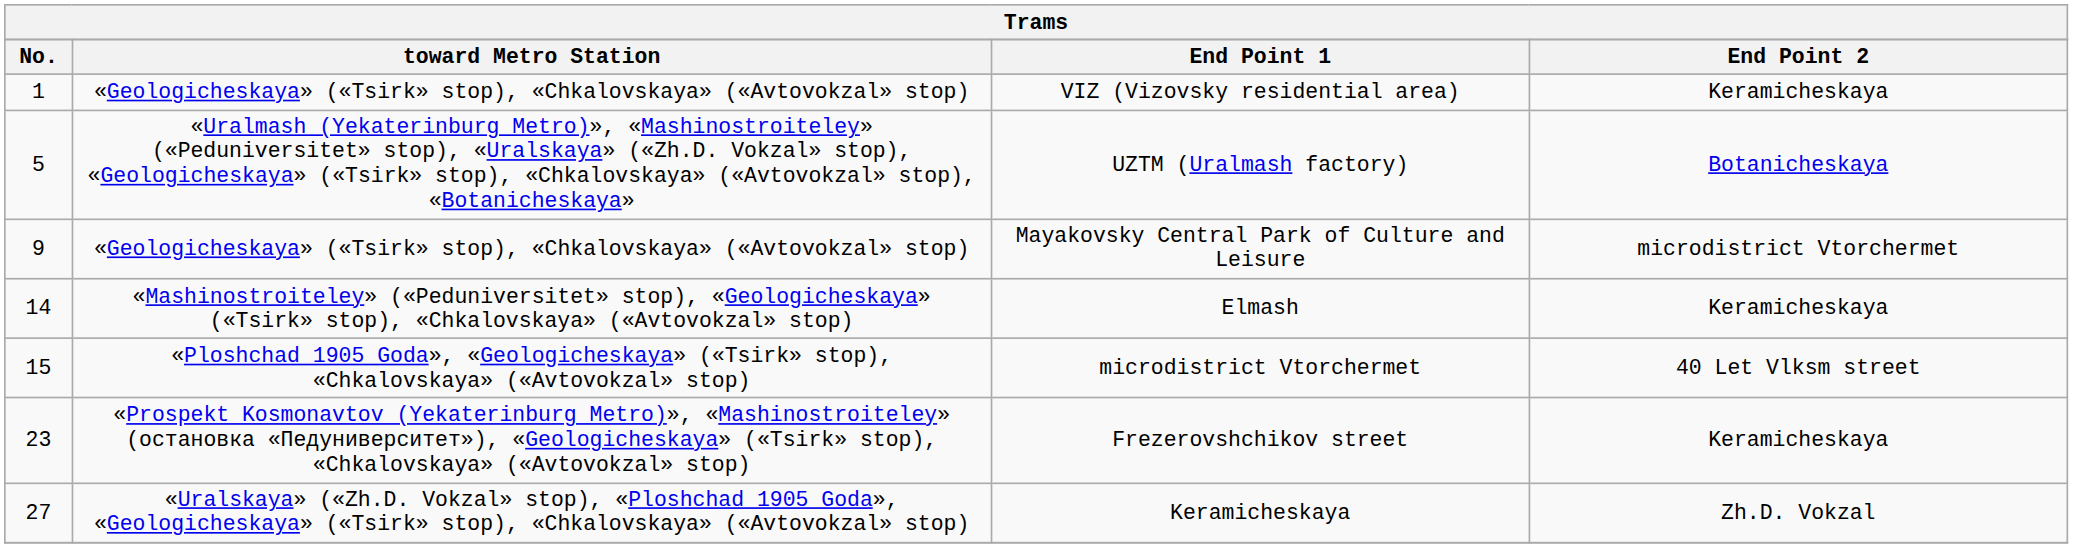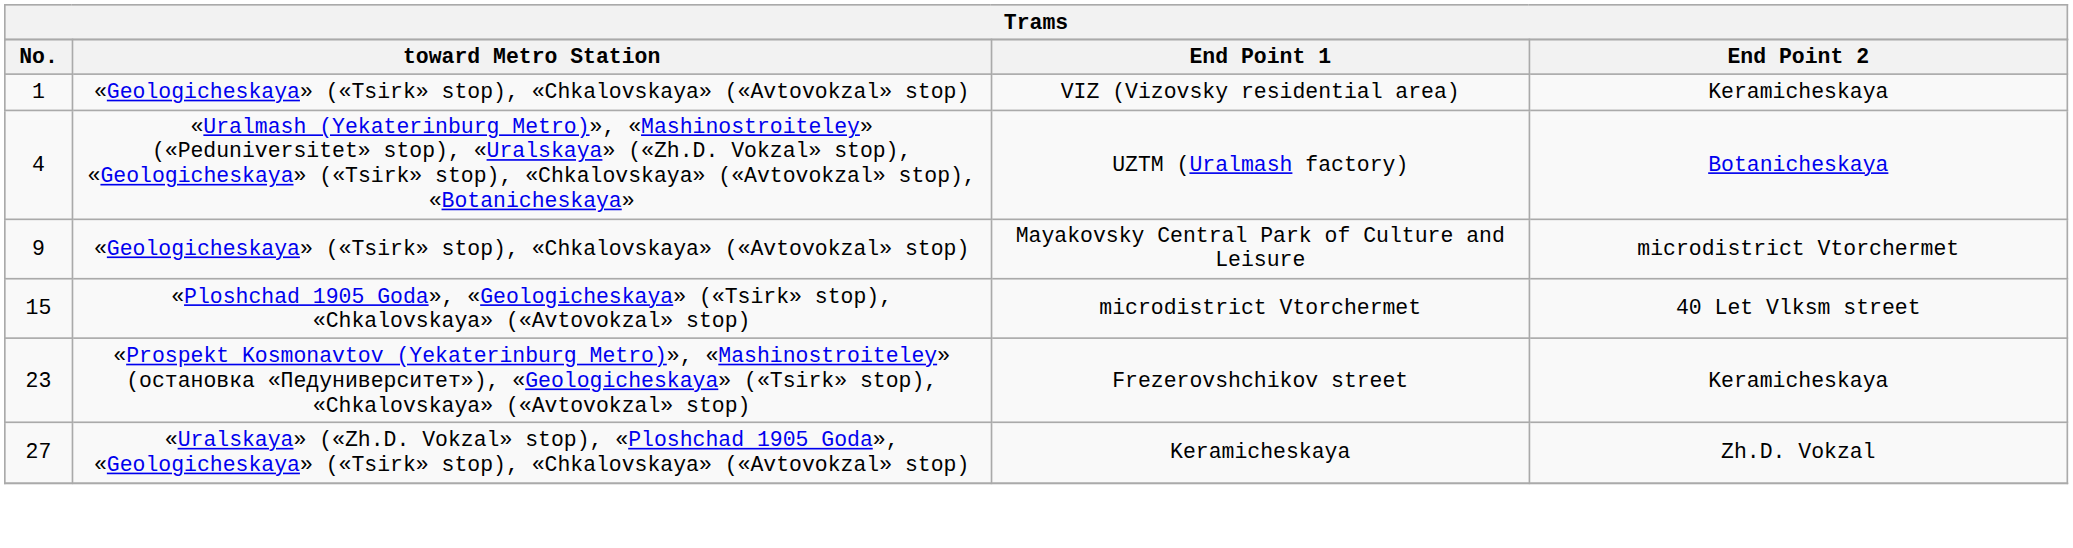(38, 164) 5 -> (38, 164) 4
- row: (1260, 308)
